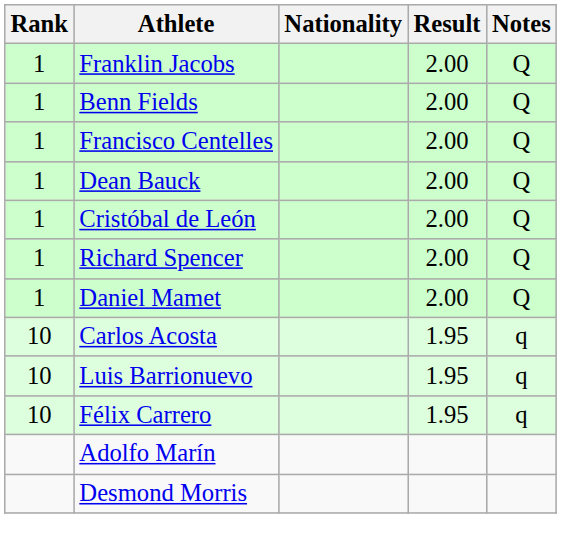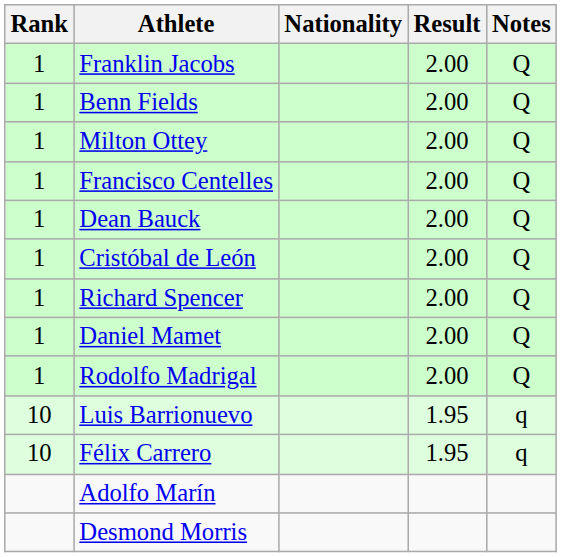+ row: (143, 141)
+ row: (168, 375)
- row: (148, 336)
